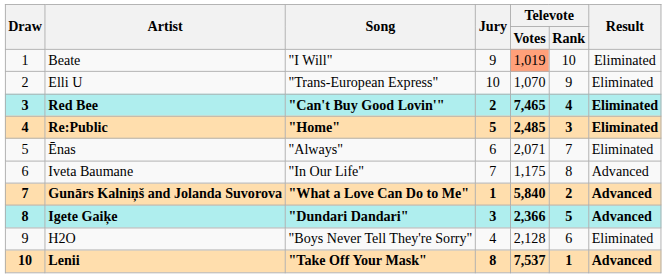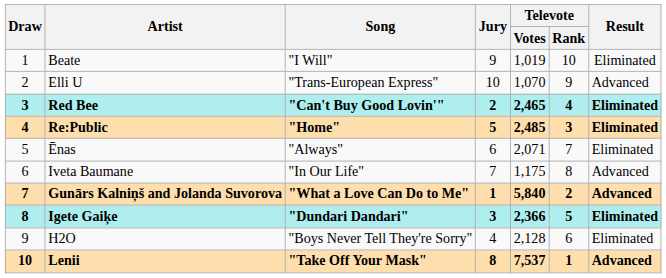(530, 60) lightsalmon background -> (530, 60) no background
(623, 82) Eliminated -> (620, 82) Advanced
(530, 104) 7,465 -> (530, 104) 2,465
(622, 216) Advanced -> (625, 216) Eliminated
